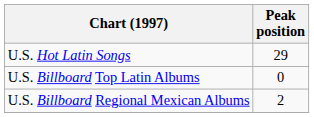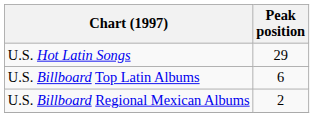(281, 77) 0 -> (281, 77) 6
